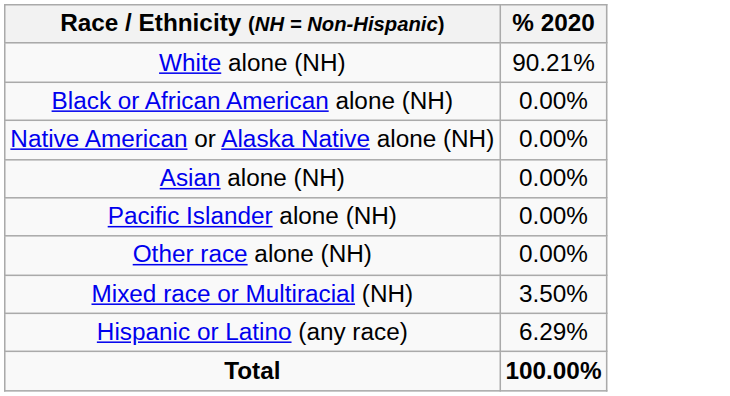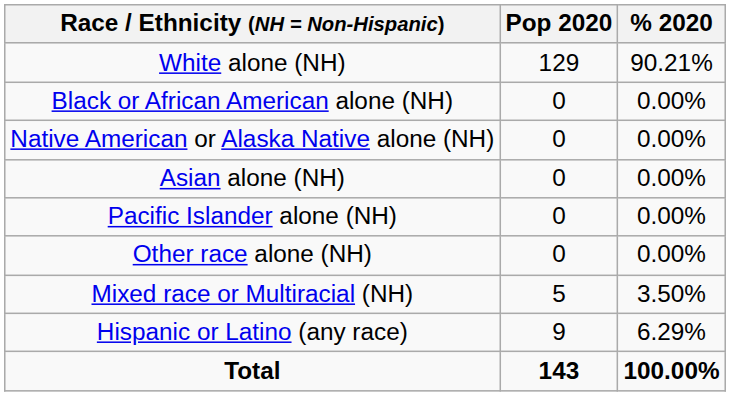+ column: (559, 23)
